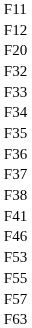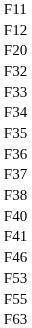+ row: (16, 216)
- row: (16, 298)
